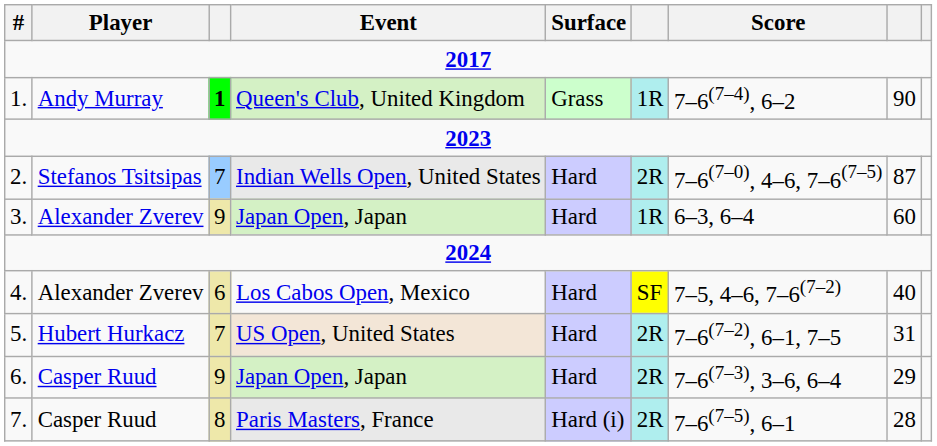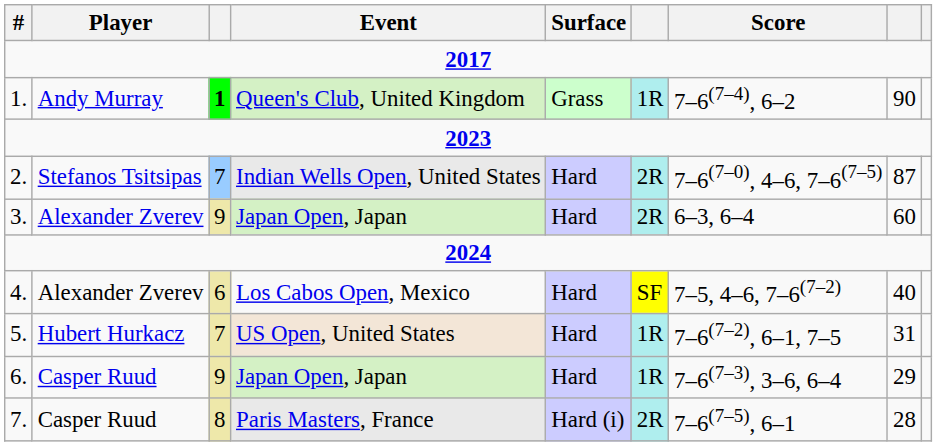(650, 216) 1R -> (650, 216) 2R
(650, 334) 2R -> (650, 334) 1R
(650, 377) 2R -> (650, 377) 1R
